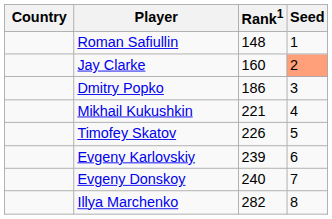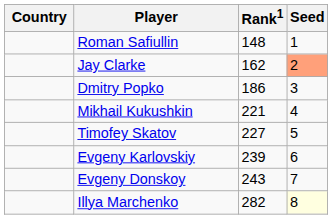(254, 65) 160 -> (254, 65) 162
(254, 134) 226 -> (254, 134) 227
(254, 179) 240 -> (254, 179) 243
(294, 202) no background -> (294, 202) lightyellow background
